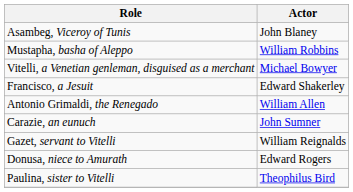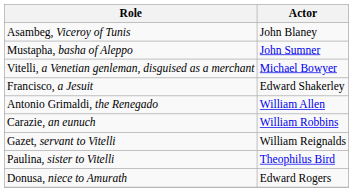(299, 50) William Robbins -> (290, 50) John Sumner
(290, 123) John Sumner -> (299, 123) William Robbins
rows swapped: (67, 159) <-> (61, 178)
